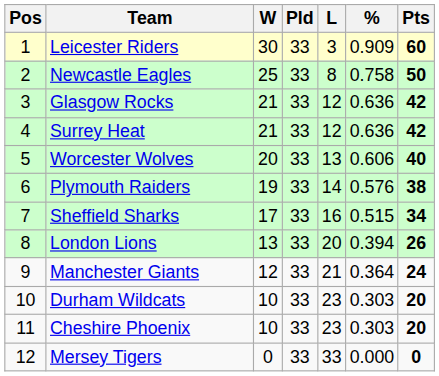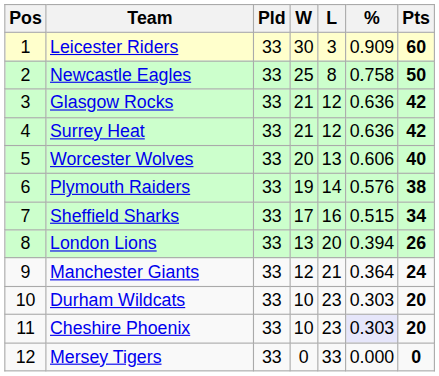columns swapped: (300, 18) <-> (268, 18)
(372, 328) no background -> (372, 328) lavender background
